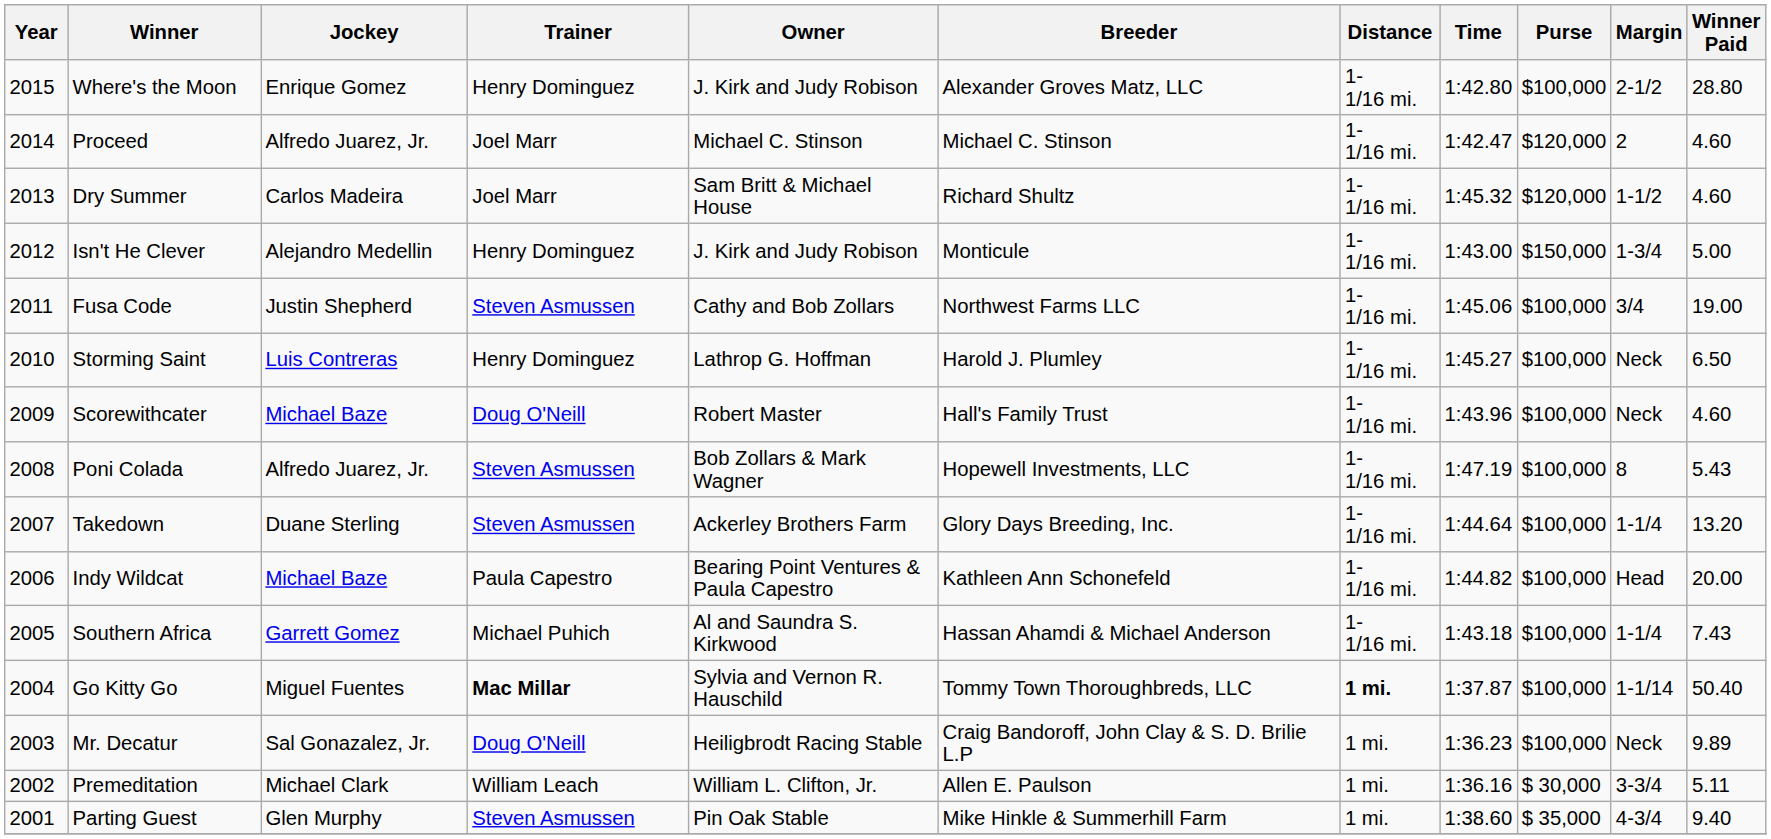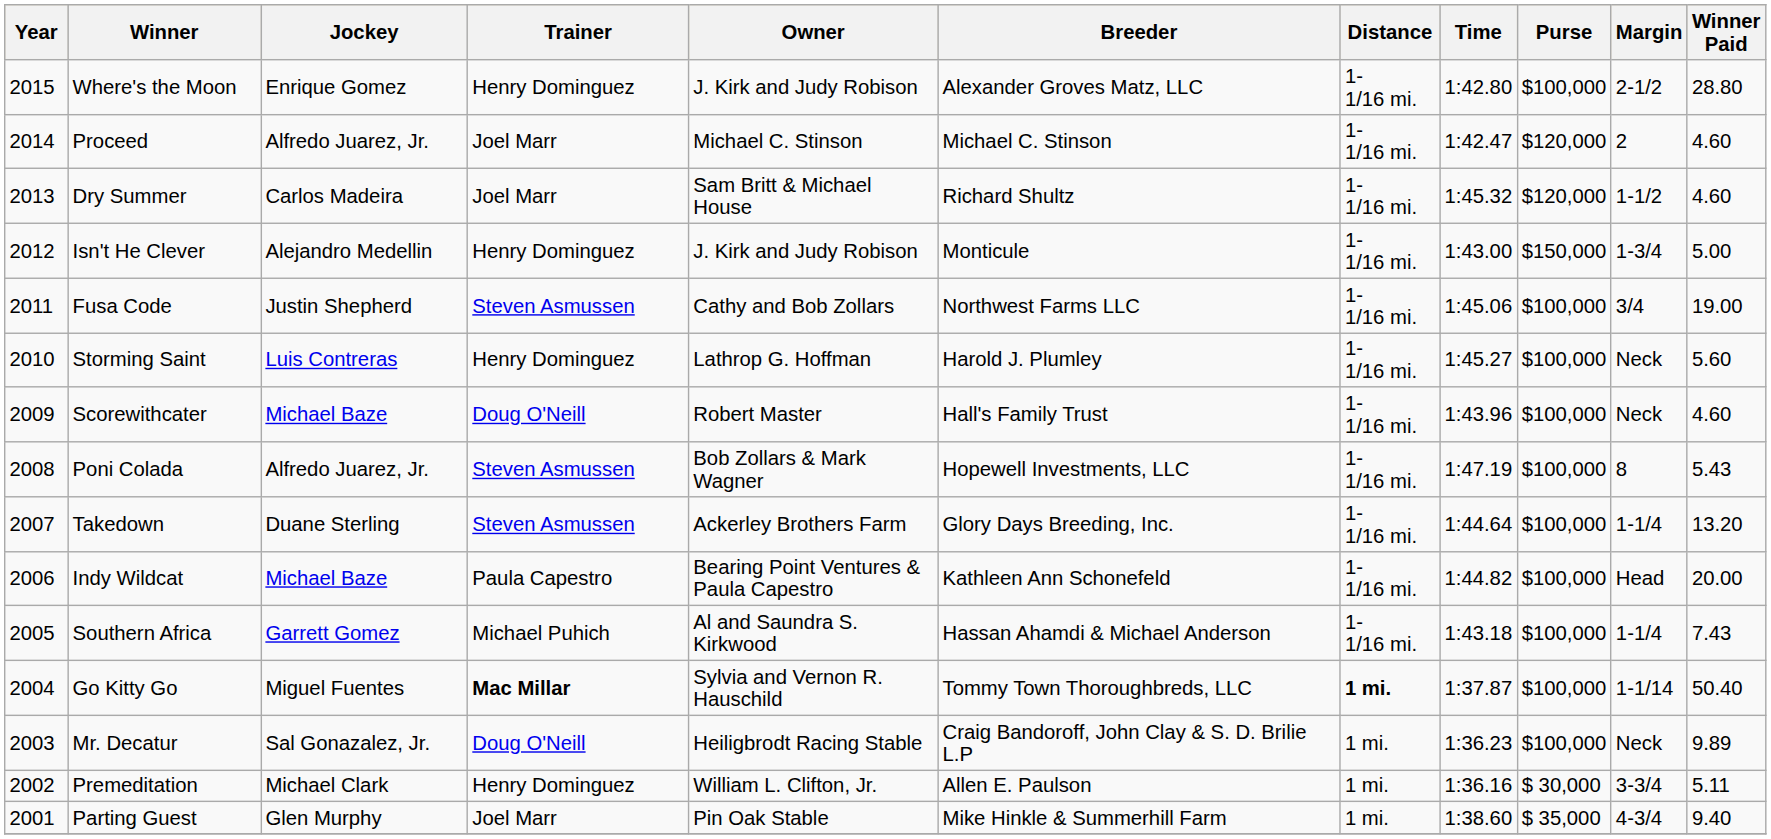(1712, 360) 6.50 -> (1712, 360) 5.60
(535, 786) William Leach -> (554, 786) Henry Dominguez
(554, 818) Steven Asmussen -> (515, 818) Joel Marr
